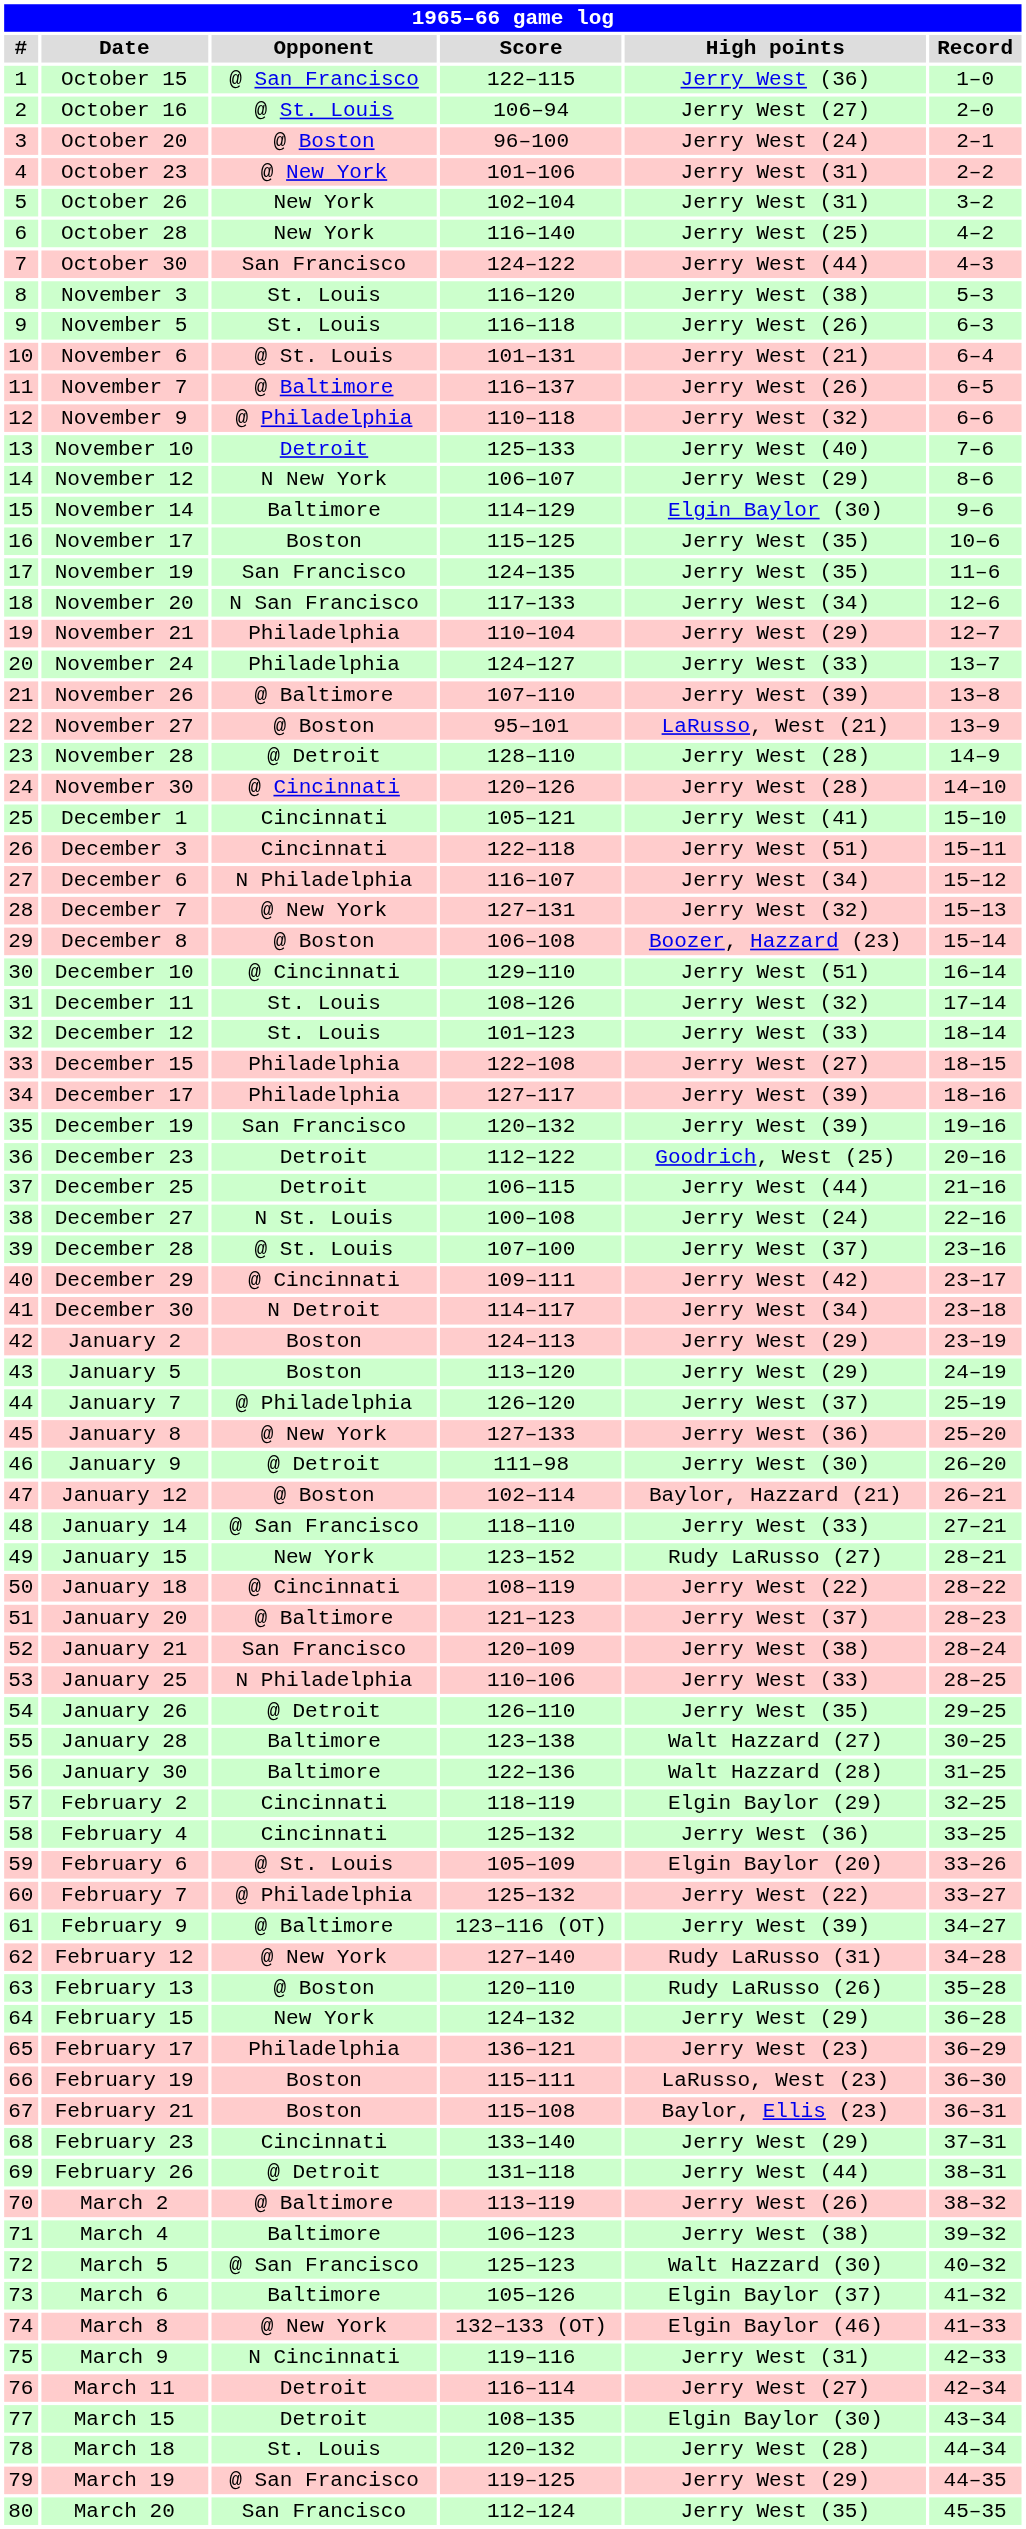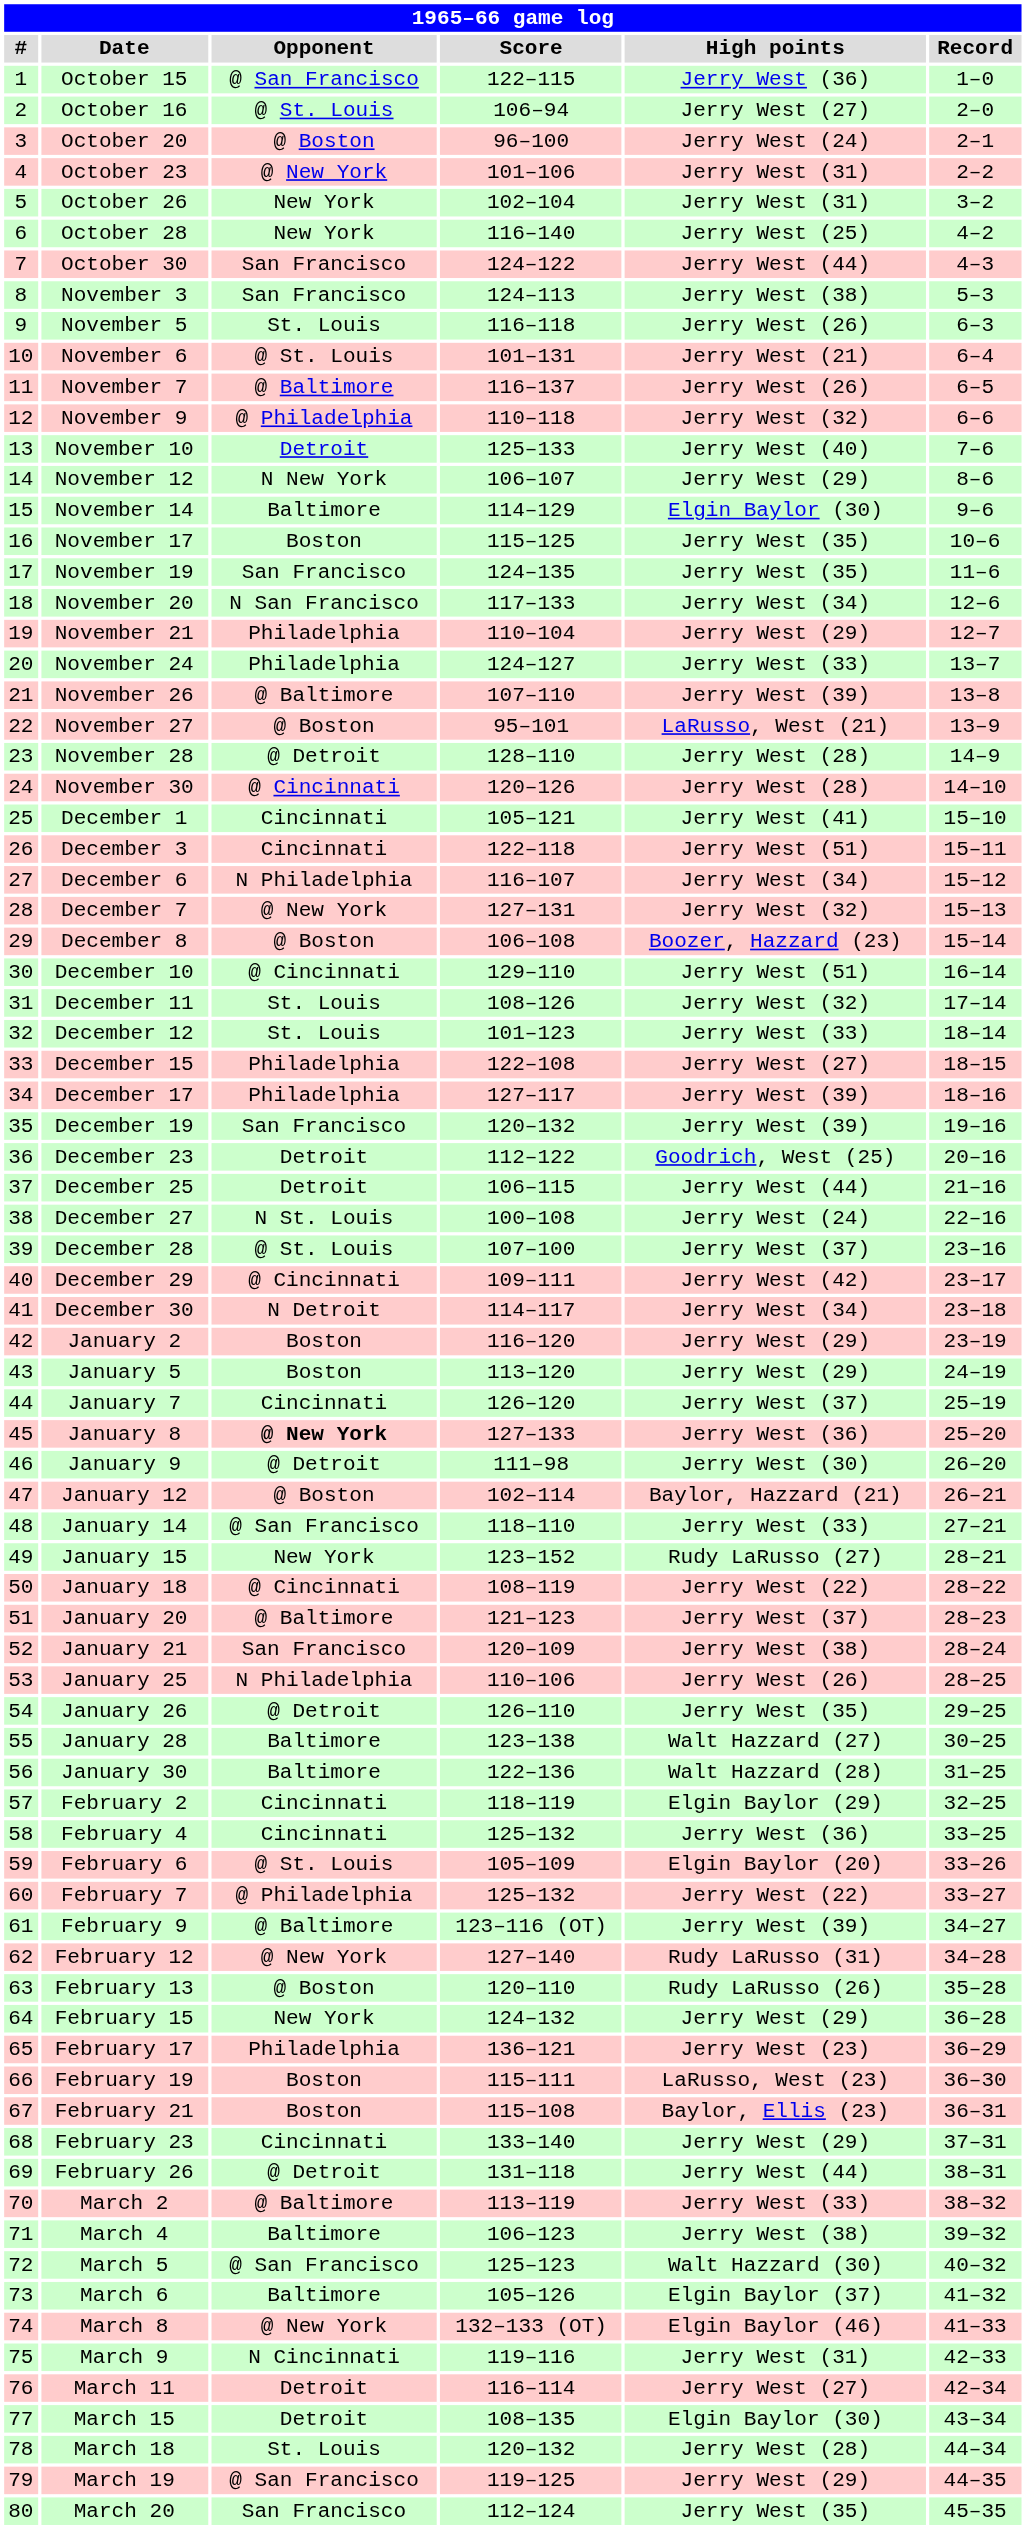(324, 295) St. Louis -> (324, 295) San Francisco
(531, 295) 116–120 -> (531, 295) 124–113
(531, 1341) 124–113 -> (531, 1341) 116–120
(324, 1403) @ Philadelphia -> (324, 1403) Cincinnati
(324, 1433) normal -> (324, 1433) bold
(775, 1680) Jerry West (33) -> (775, 1680) Jerry West (26)
(775, 2203) Jerry West (26) -> (775, 2203) Jerry West (33)
